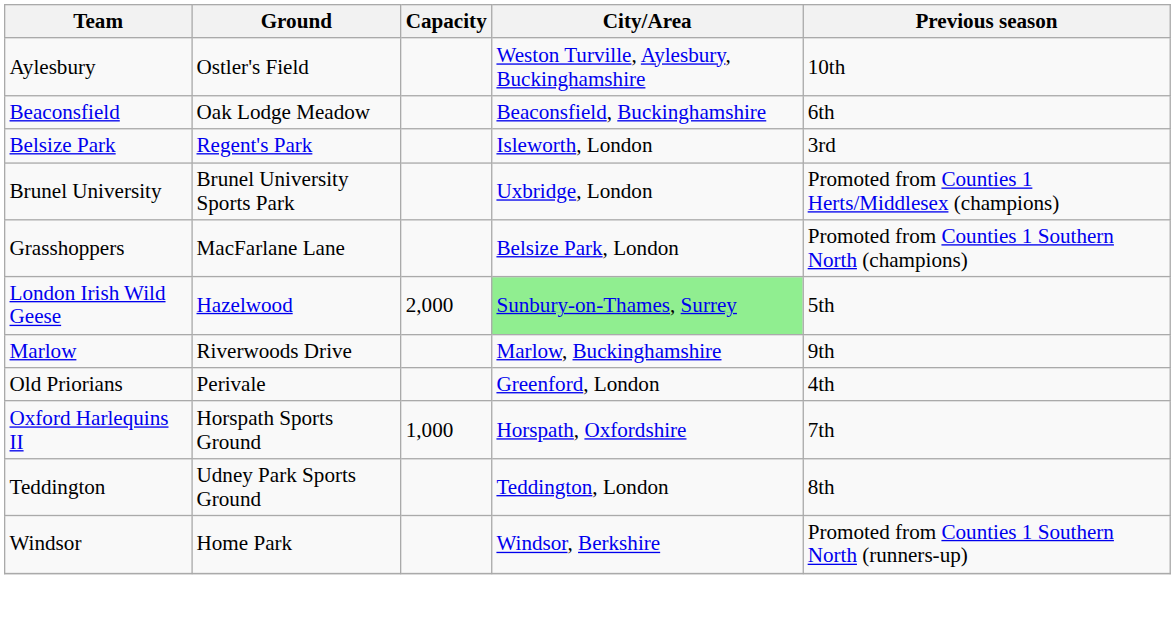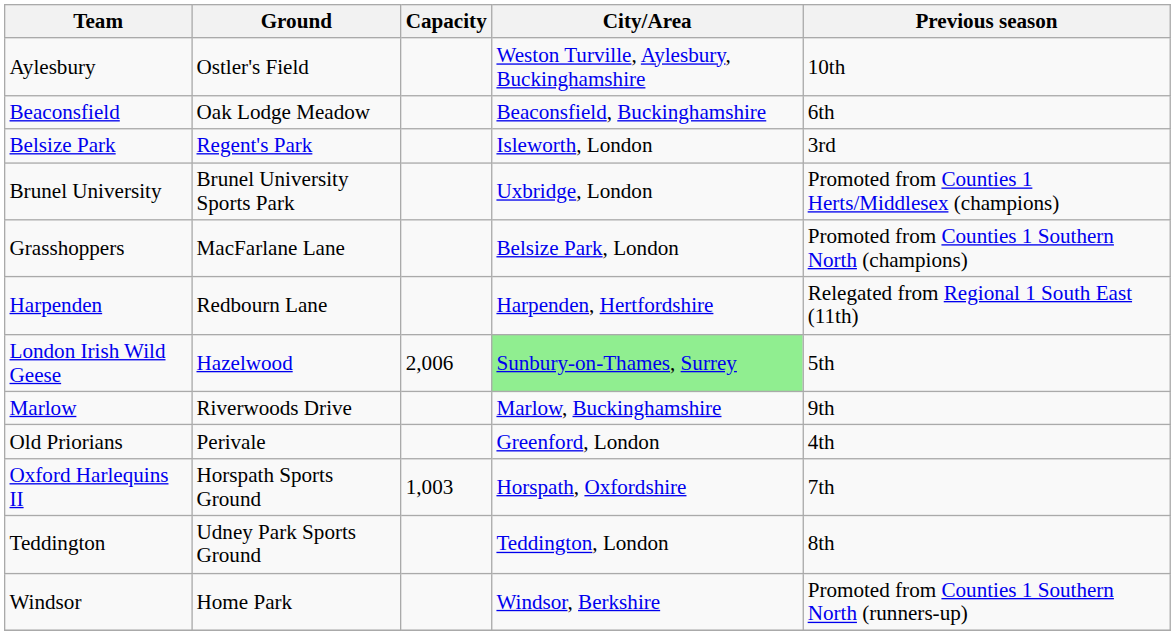+ row: (56, 305)
(430, 305) 2,000 -> (430, 362) 2,006
(430, 429) 1,000 -> (430, 486) 1,003
